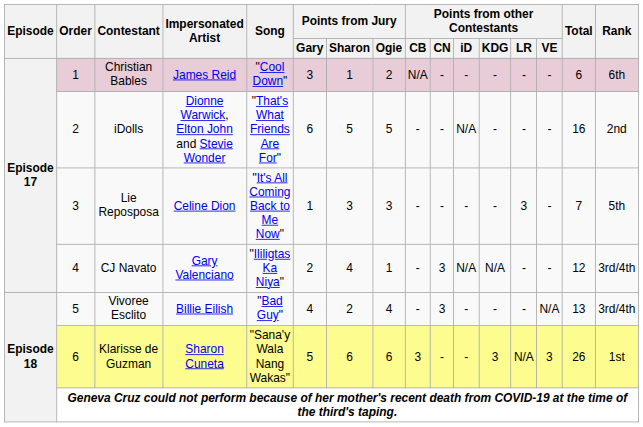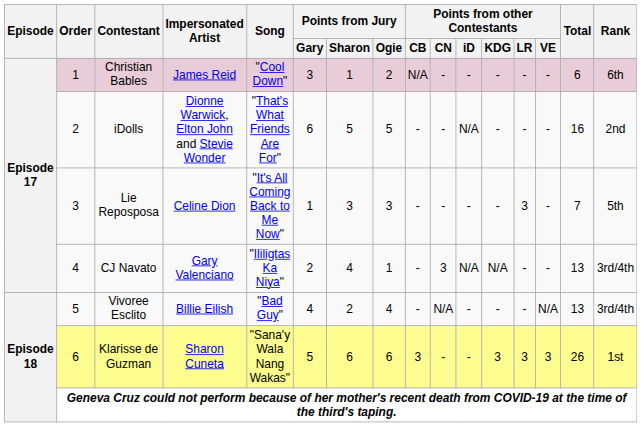(579, 268) 12 -> (577, 268) 13
(442, 309) 3 -> (443, 309) N/A
(524, 357) N/A -> (525, 357) 3
